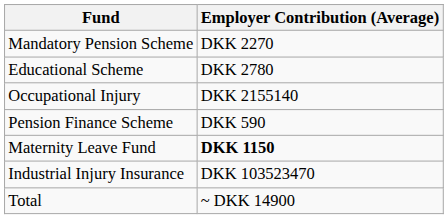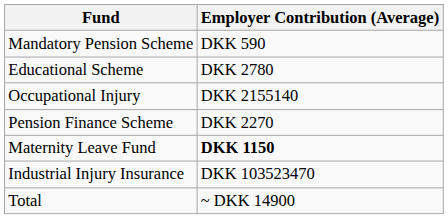(237, 43) DKK 2270 -> (233, 43) DKK 590
(233, 122) DKK 590 -> (237, 122) DKK 2270
